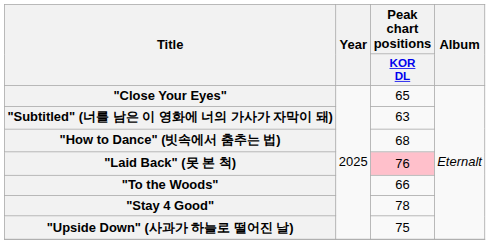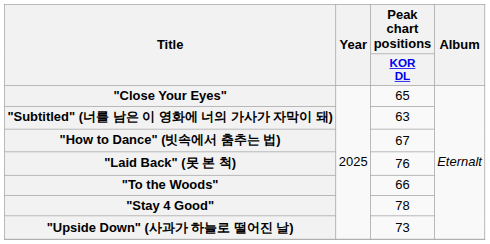(402, 140) 68 -> (402, 140) 67
(402, 163) pink background -> (402, 163) no background
(402, 227) 75 -> (402, 227) 73
